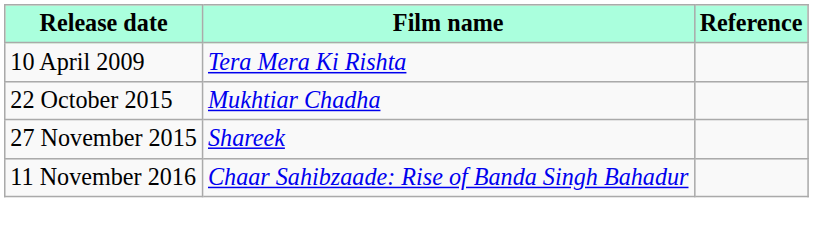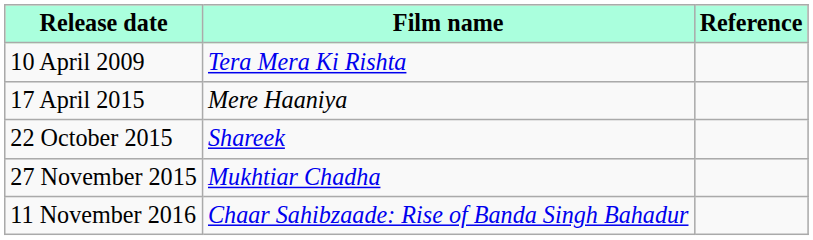+ row: (77, 100)
(294, 100) Mukhtiar Chadha -> (246, 138) Shareek
(246, 138) Shareek -> (294, 176) Mukhtiar Chadha
